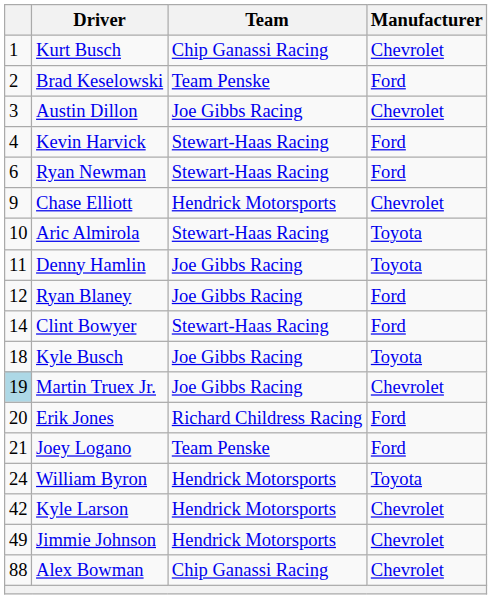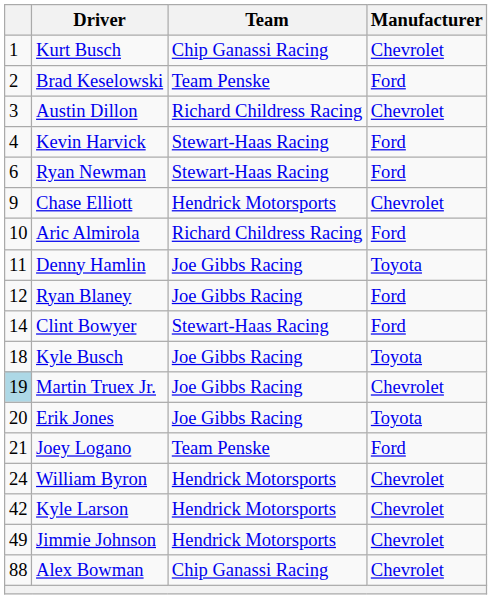(237, 111) Joe Gibbs Racing -> (267, 111) Richard Childress Racing
(250, 234) Stewart-Haas Racing -> (267, 234) Richard Childress Racing
(396, 234) Toyota -> (388, 234) Ford
(267, 417) Richard Childress Racing -> (237, 417) Joe Gibbs Racing
(388, 417) Ford -> (396, 417) Toyota
(396, 478) Toyota -> (407, 478) Chevrolet
